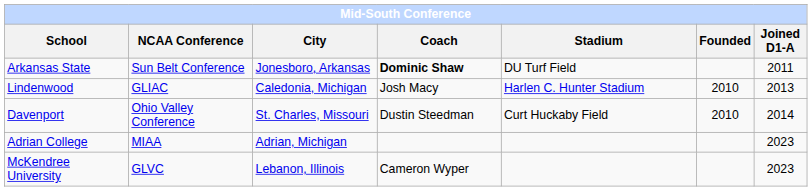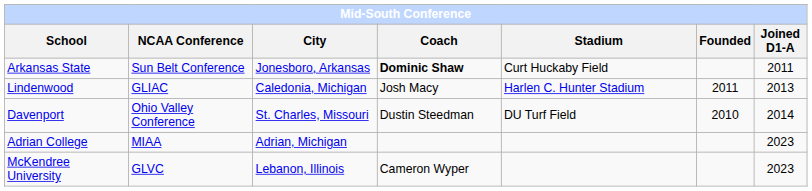(540, 67) DU Turf Field -> (556, 67) Curt Huckaby Field
(725, 87) 2010 -> (725, 87) 2011
(556, 114) Curt Huckaby Field -> (540, 114) DU Turf Field
